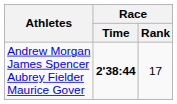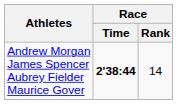(156, 71) 17 -> (156, 71) 14
